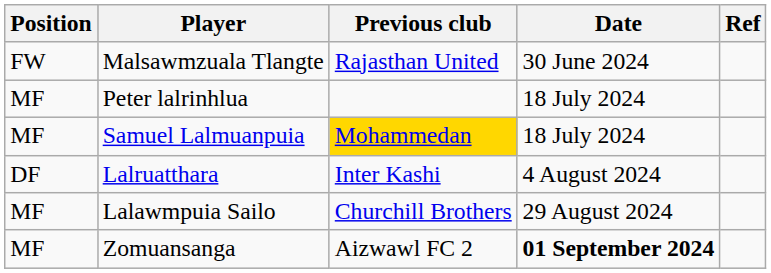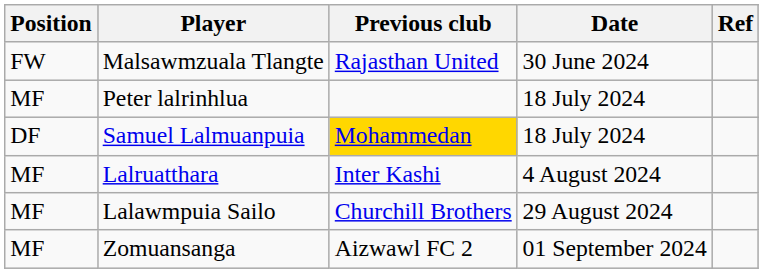(27, 135) MF -> (25, 135) DF
(25, 173) DF -> (27, 173) MF
(618, 248) bold -> (615, 248) normal
